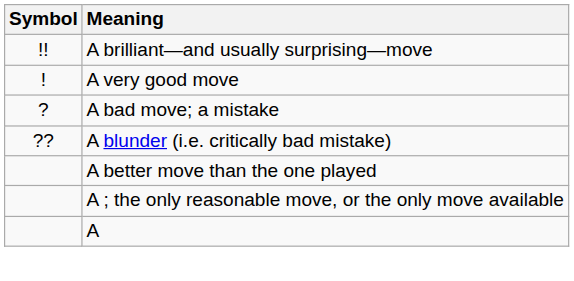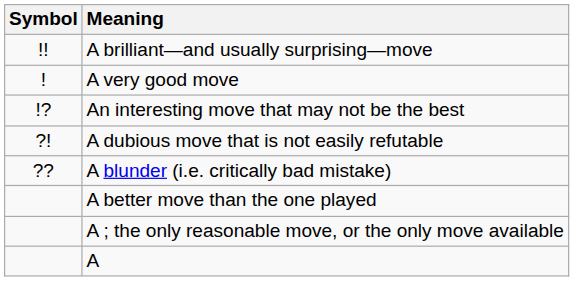+ row: (275, 110)
+ row: (265, 140)
- row: (183, 110)
